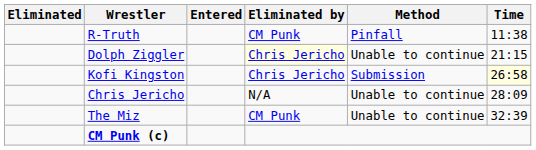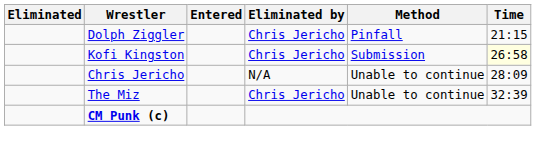- row: (114, 35)
(296, 55) lightyellow background -> (296, 35) no background
(418, 55) Unable to continue -> (377, 35) Pinfall
(274, 115) CM Punk -> (296, 95) Chris Jericho
